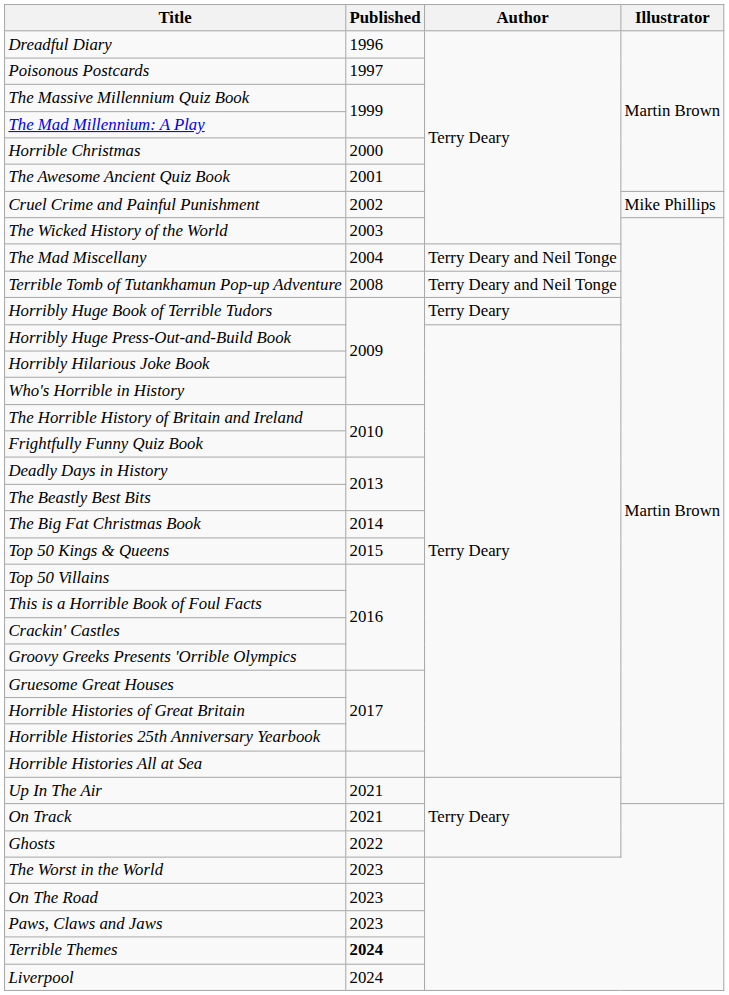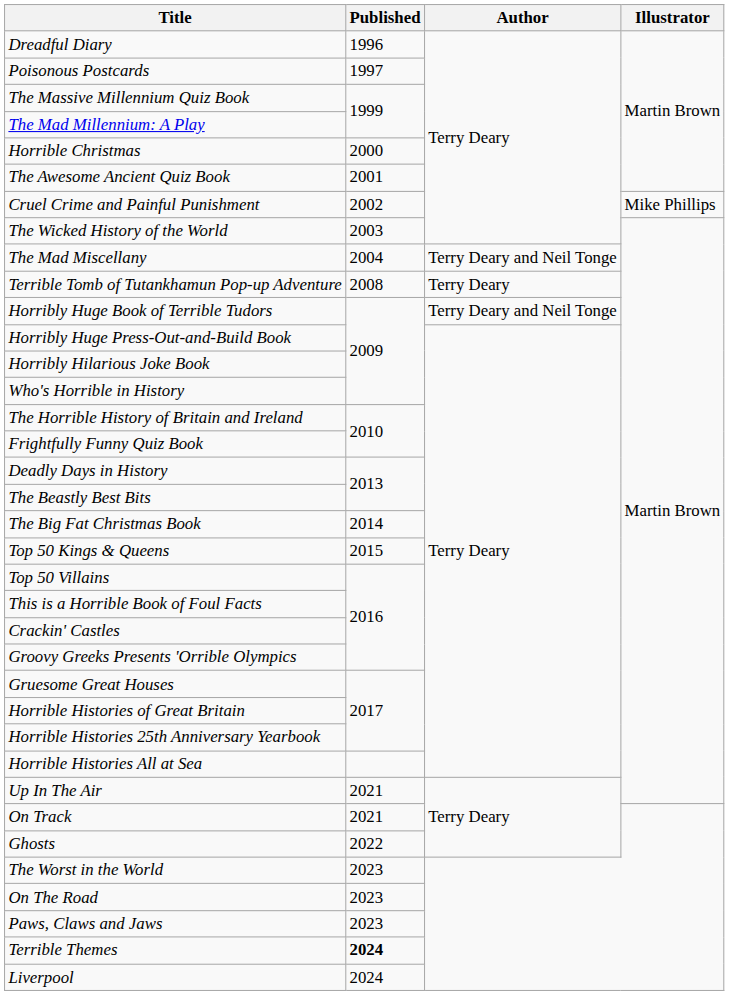(523, 284) Terry Deary and Neil Tonge -> (469, 284) Terry Deary
(469, 310) Terry Deary -> (523, 310) Terry Deary and Neil Tonge
